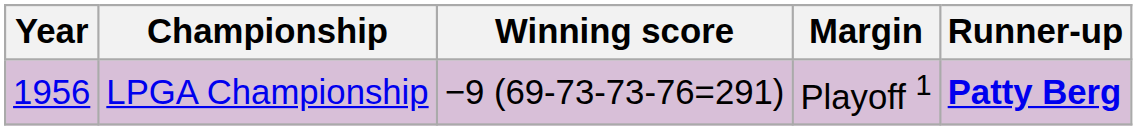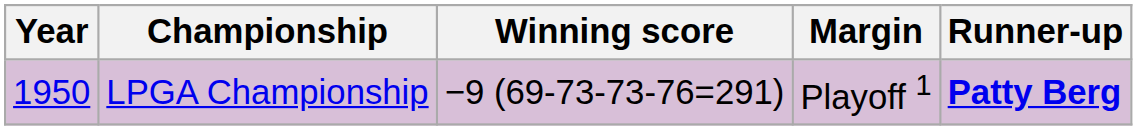(52, 91) 1956 -> (52, 91) 1950
